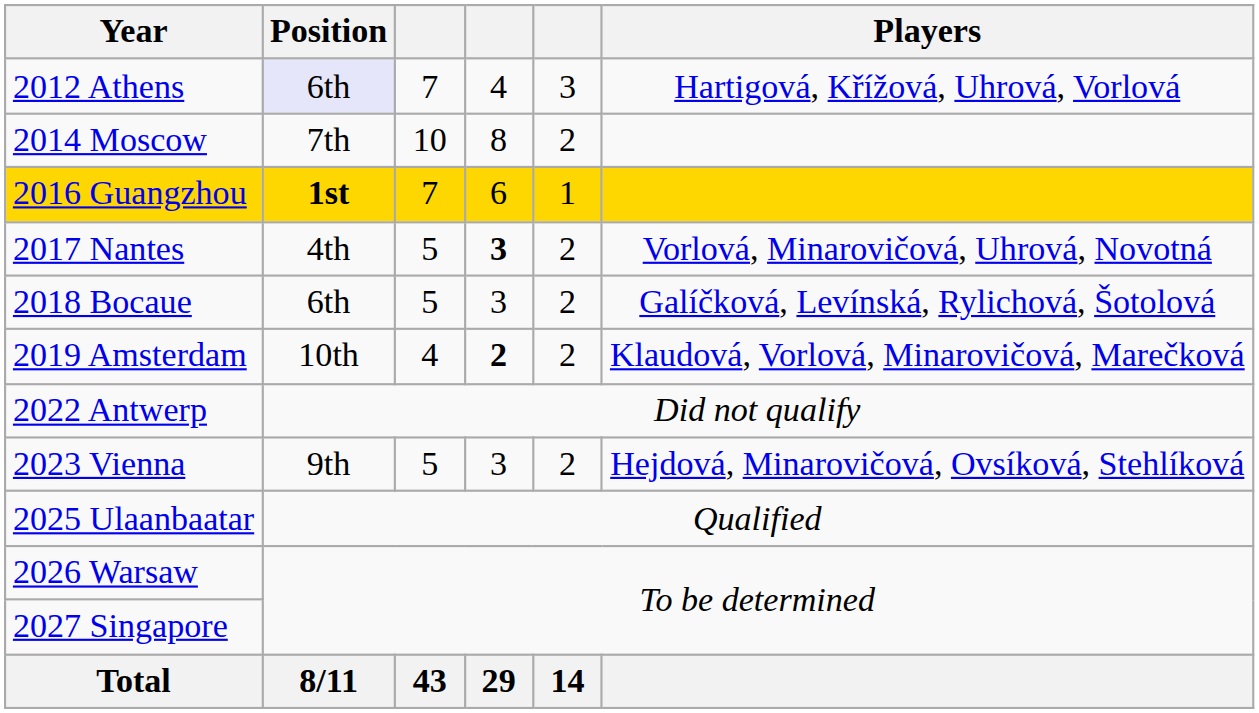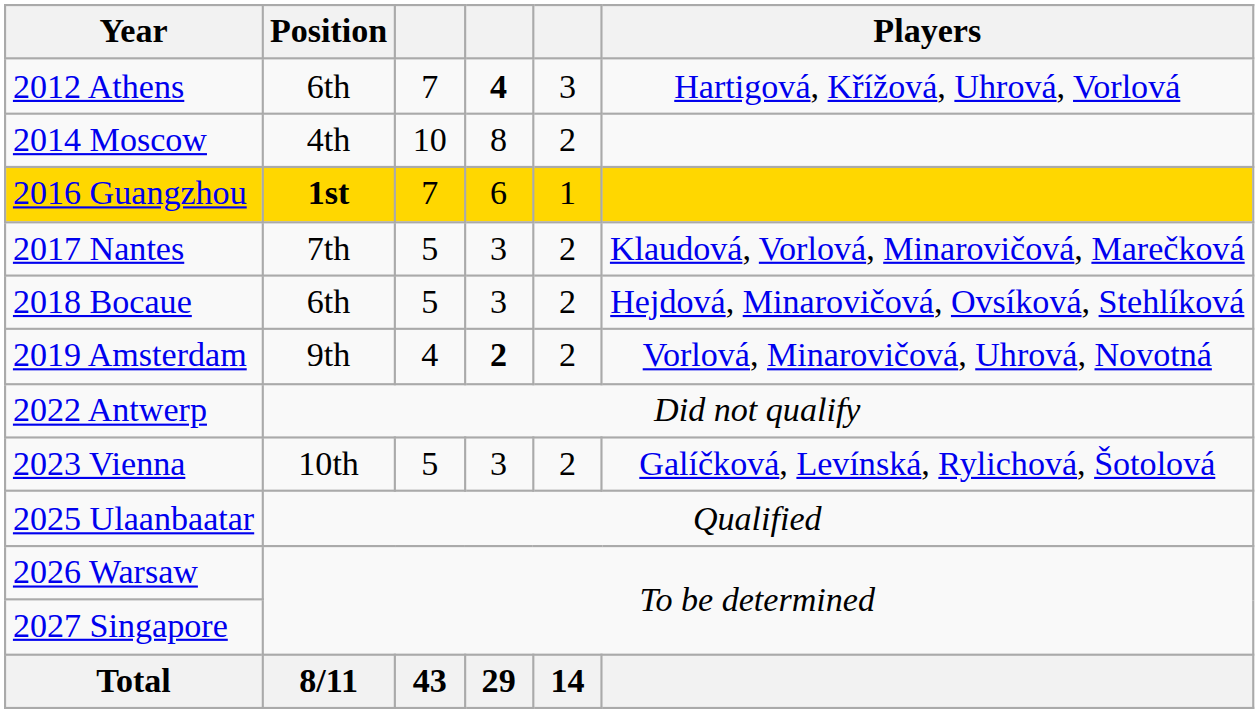(329, 85) lavender background -> (329, 85) no background
(499, 85) normal -> (499, 85) bold
(329, 139) 7th -> (329, 139) 4th
(329, 247) 4th -> (329, 247) 7th
(499, 247) bold -> (499, 247) normal
(927, 247) Vorlová, Minarovičová, Uhrová, Novotná -> (927, 247) Klaudová, Vorlová, Minarovičová, Marečková
(927, 301) Galíčková, Levínská, Rylichová, Šotolová -> (927, 301) Hejdová, Minarovičová, Ovsíková, Stehlíková
(329, 355) 10th -> (329, 355) 9th
(927, 355) Klaudová, Vorlová, Minarovičová, Marečková -> (927, 355) Vorlová, Minarovičová, Uhrová, Novotná
(329, 463) 9th -> (329, 463) 10th
(927, 463) Hejdová, Minarovičová, Ovsíková, Stehlíková -> (927, 463) Galíčková, Levínská, Rylichová, Šotolová
